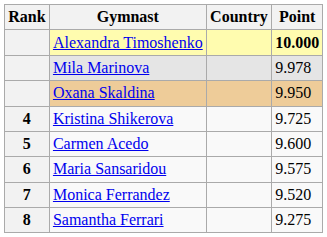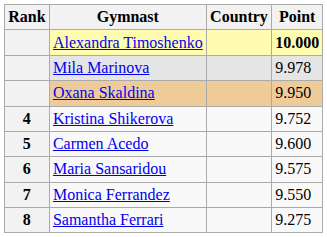(293, 118) 9.725 -> (293, 118) 9.752
(293, 194) 9.520 -> (293, 194) 9.550
